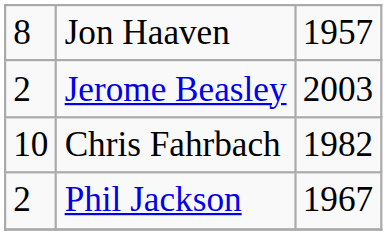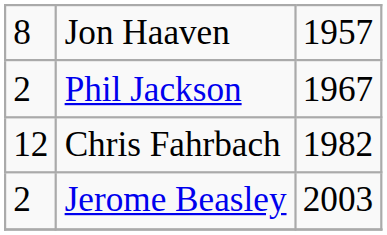rows swapped: (153, 199) <-> (176, 88)
(31, 144) 10 -> (31, 144) 12
